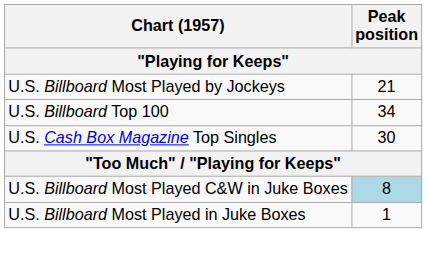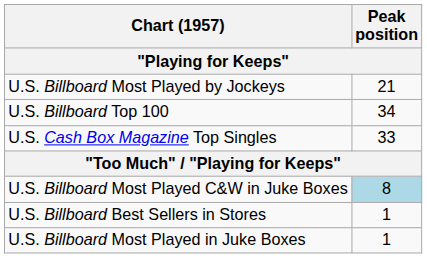(387, 138) 30 -> (387, 138) 33
+ row: (137, 214)
